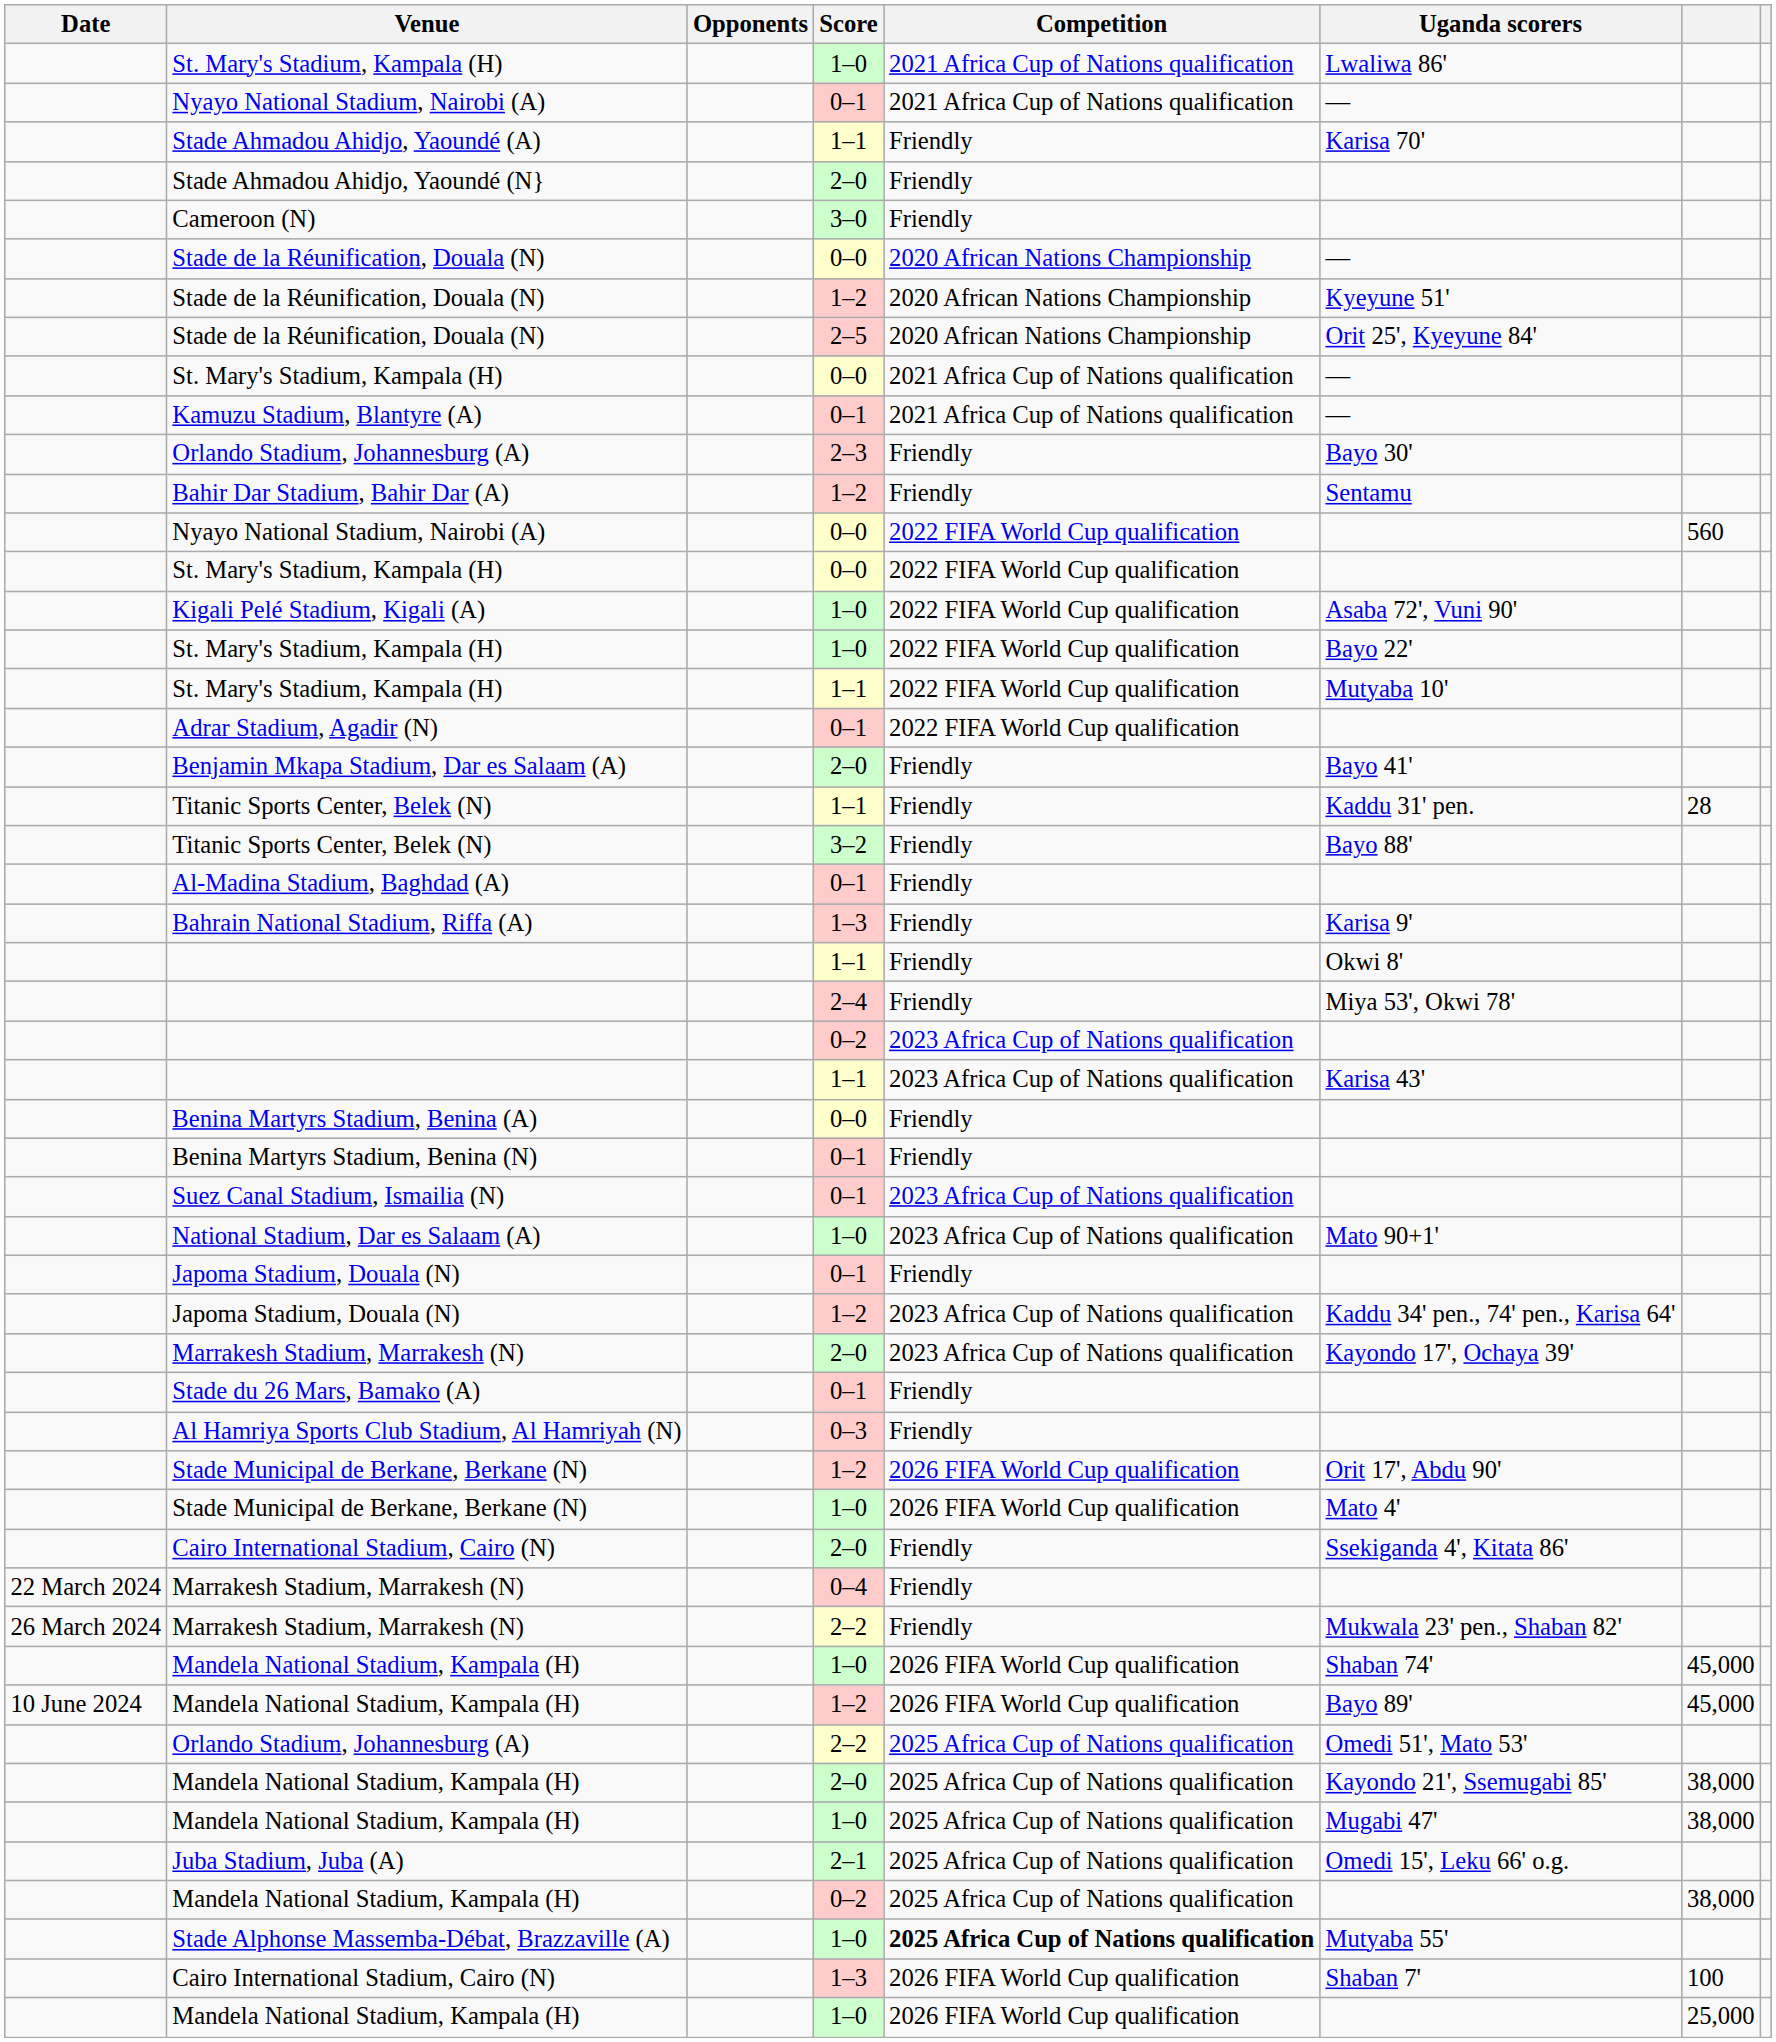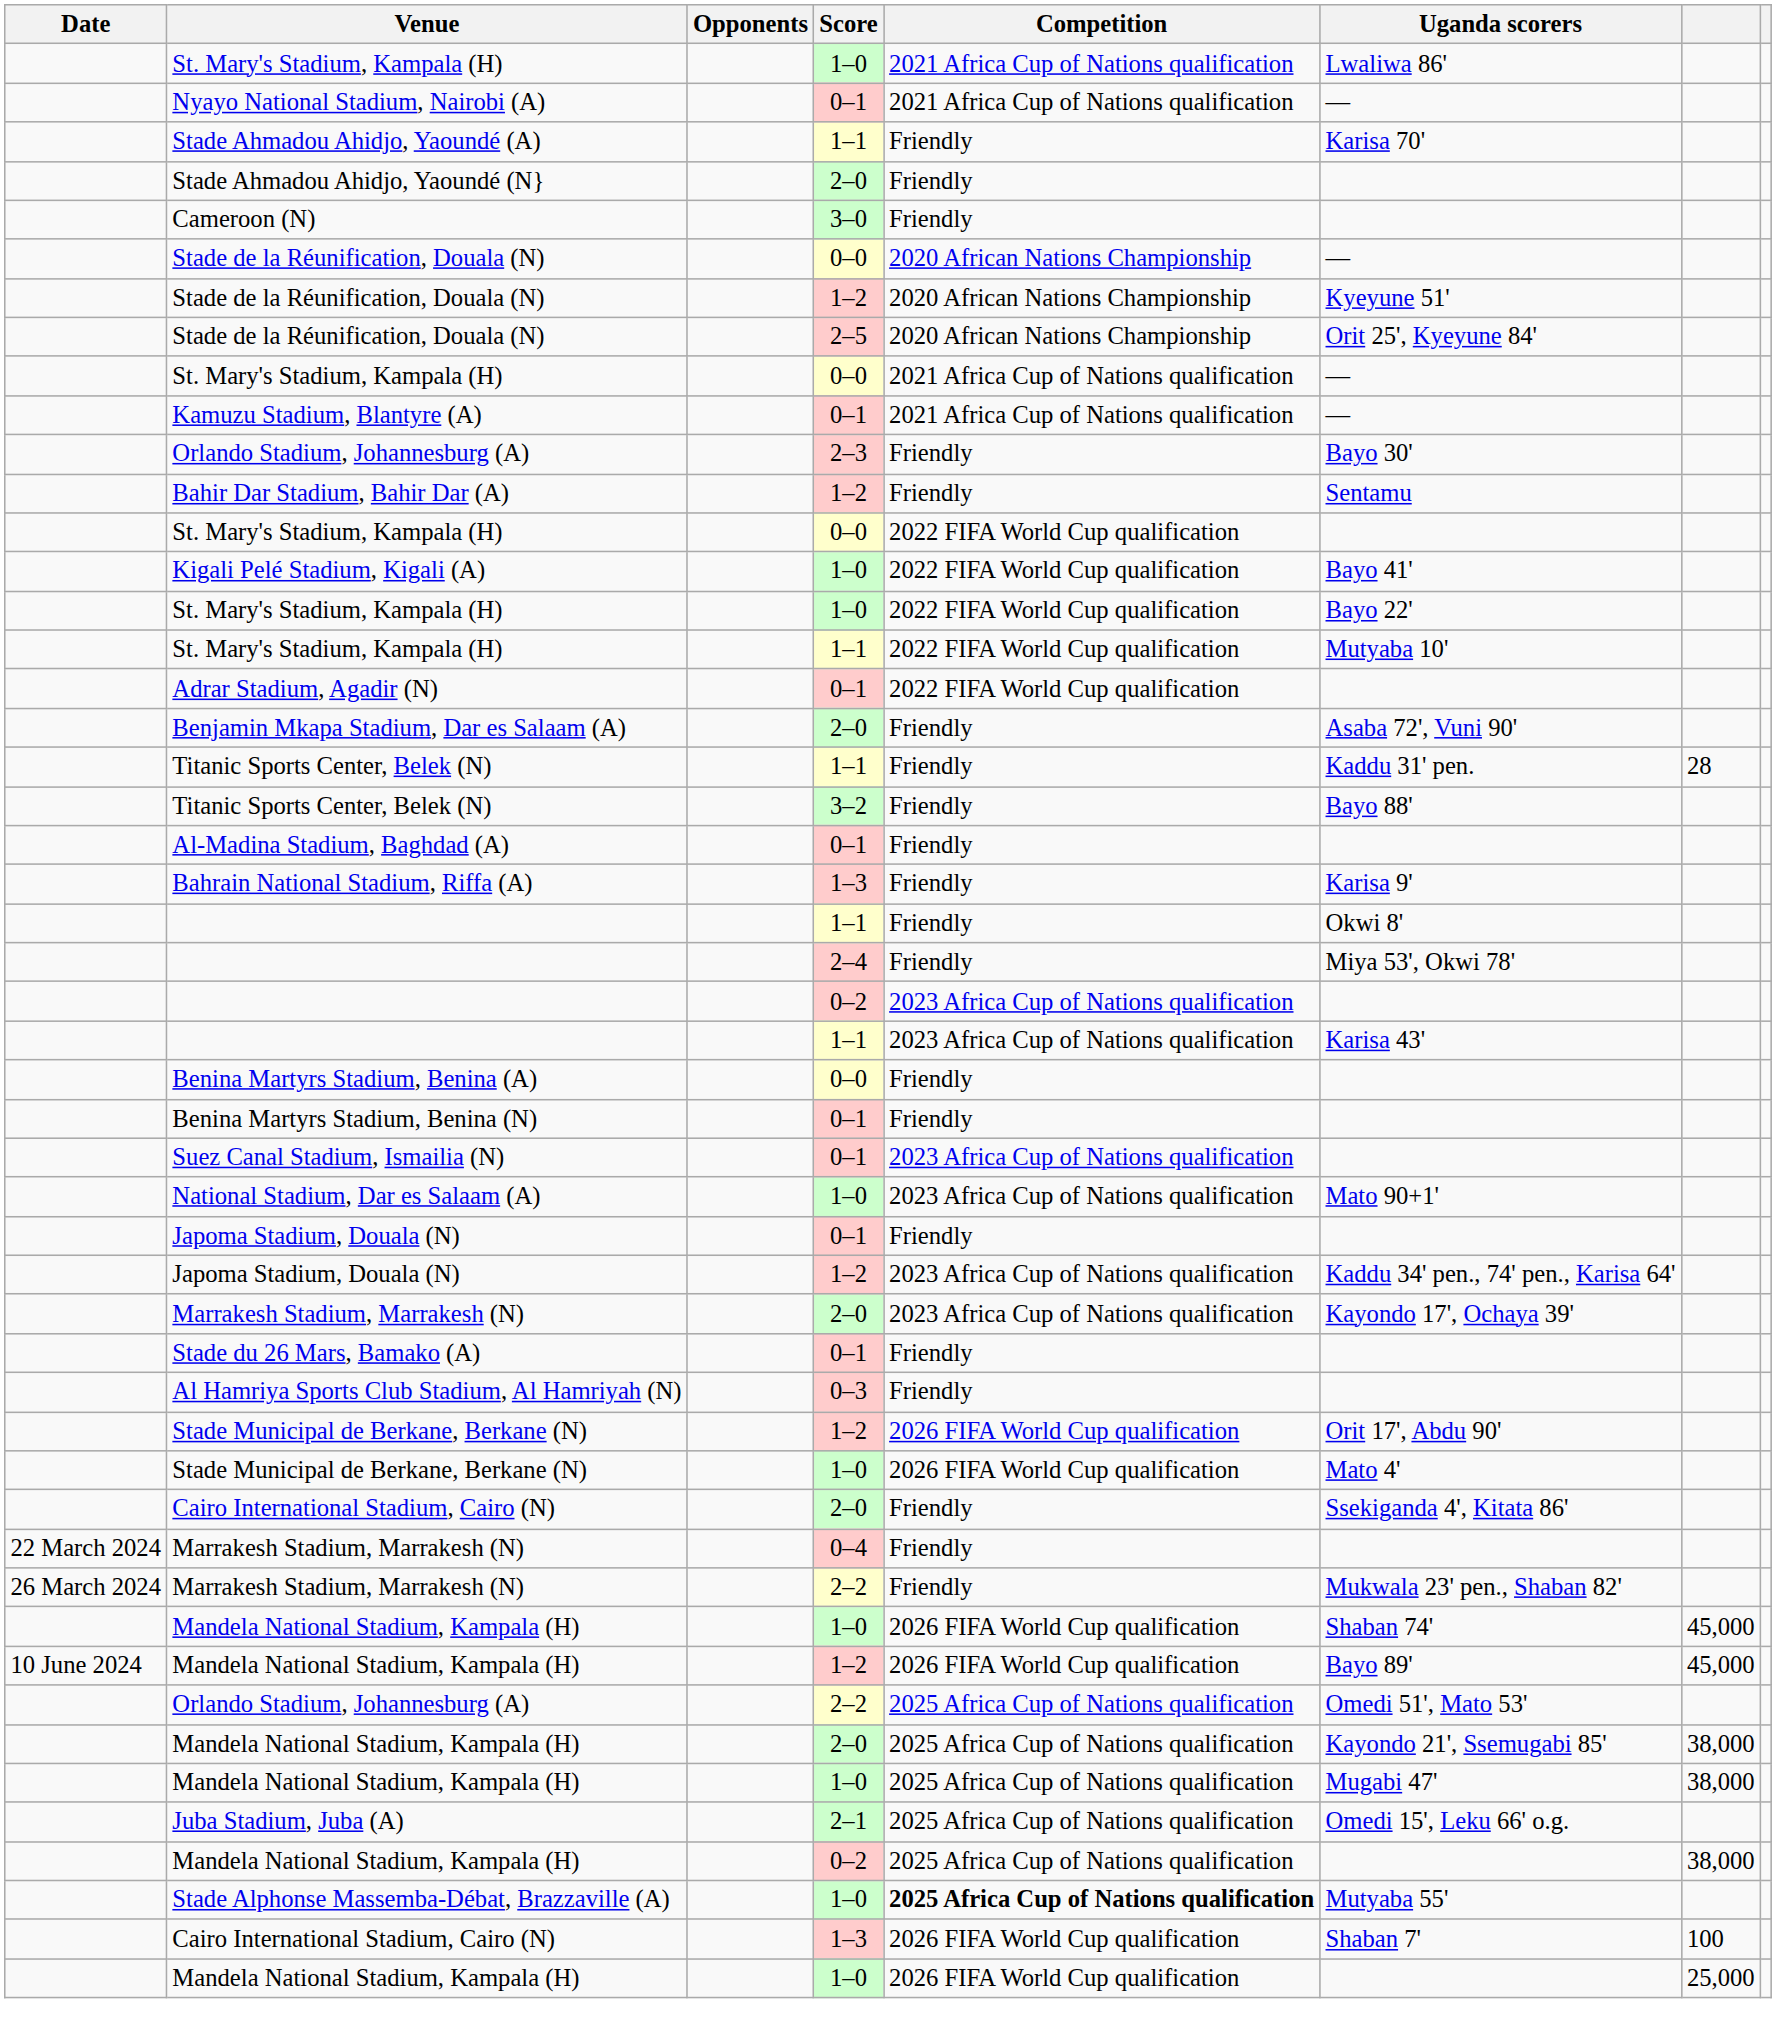- row: (359, 532)
(1421, 610) Asaba 72', Vuni 90' -> (1369, 571) Bayo 41'
(1369, 766) Bayo 41' -> (1421, 727) Asaba 72', Vuni 90'
